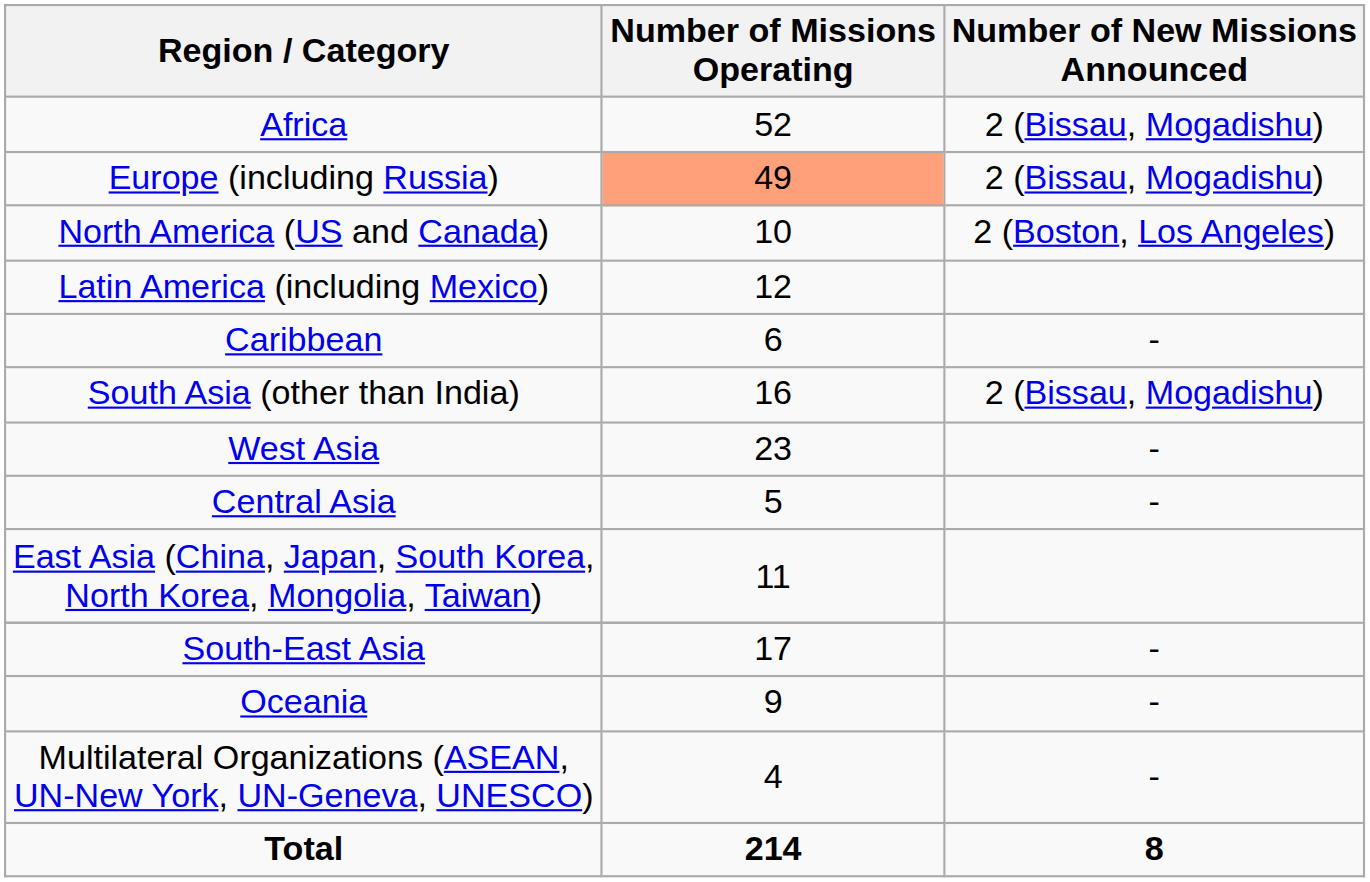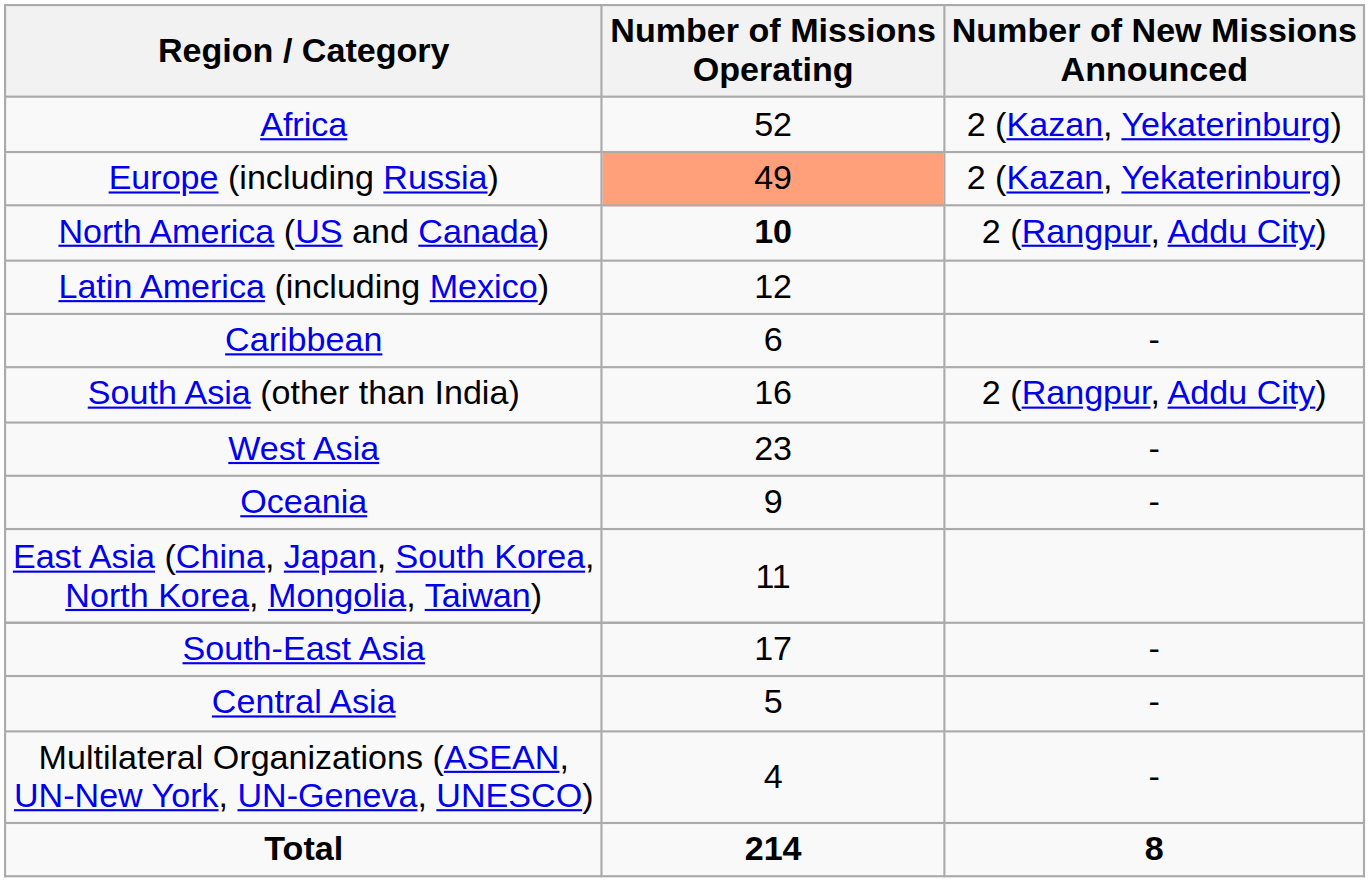(1154, 123) 2 (Bissau, Mogadishu) -> (1154, 123) 2 (Kazan, Yekaterinburg)
(1154, 177) 2 (Bissau, Mogadishu) -> (1154, 177) 2 (Kazan, Yekaterinburg)
(773, 232) normal -> (773, 232) bold
(1154, 232) 2 (Boston, Los Angeles) -> (1154, 232) 2 (Rangpur, Addu City)
(1154, 394) 2 (Bissau, Mogadishu) -> (1154, 394) 2 (Rangpur, Addu City)
rows swapped: (304, 502) <-> (304, 702)
